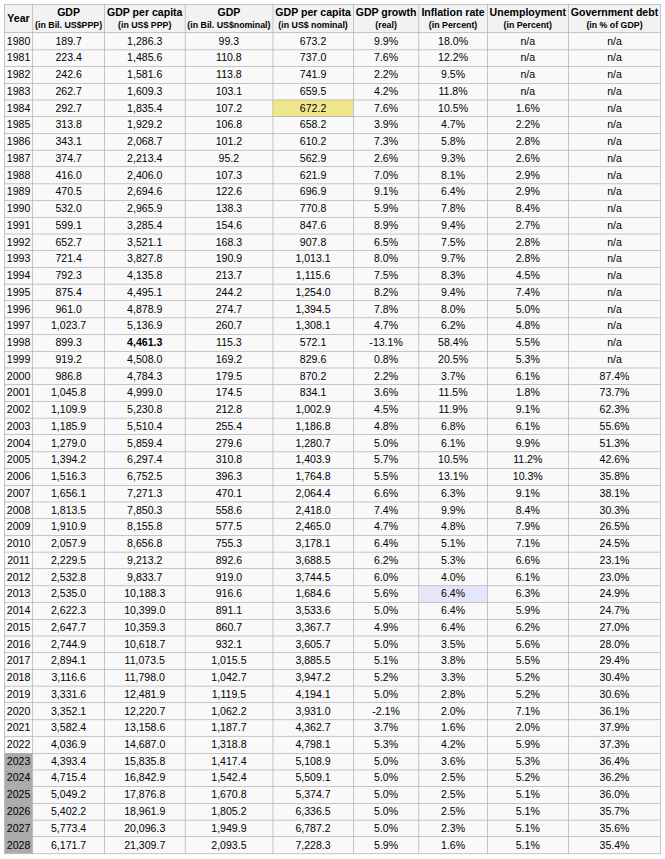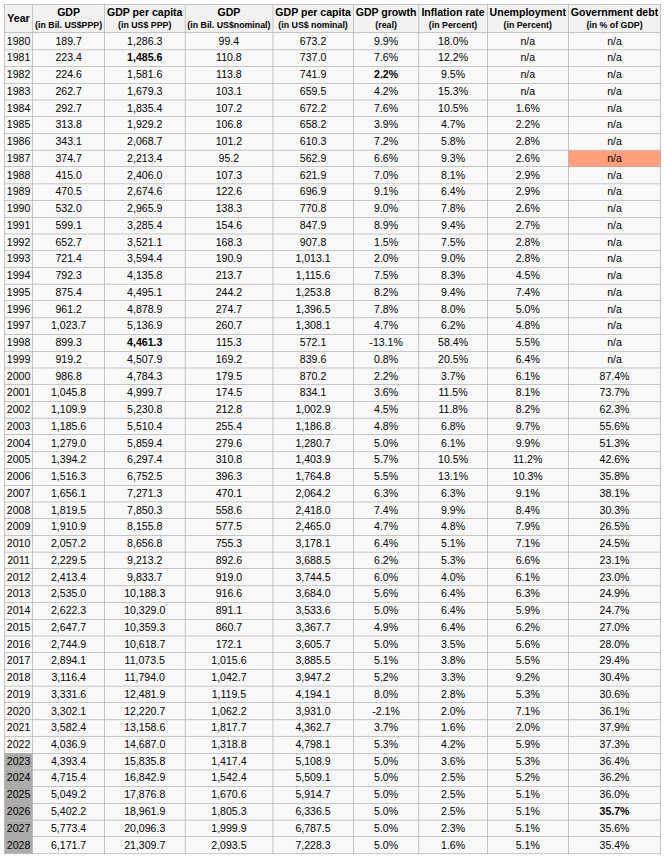(229, 41) 99.3 -> (229, 41) 99.4
(145, 58) normal -> (145, 58) bold
(69, 74) 242.6 -> (69, 74) 224.6
(386, 74) normal -> (386, 74) bold
(145, 91) 1,609.3 -> (145, 91) 1,679.3
(453, 91) 11.8% -> (453, 91) 15.3%
(313, 108) khaki background -> (313, 108) no background
(313, 141) 610.2 -> (313, 141) 610.3
(386, 141) 7.3% -> (386, 141) 7.2%
(386, 158) 2.6% -> (386, 158) 6.6%
(614, 158) no background -> (614, 158) lightsalmon background
(69, 175) 416.0 -> (69, 175) 415.0
(145, 192) 2,694.6 -> (145, 192) 2,674.6
(386, 208) 5.9% -> (386, 208) 9.0%
(528, 208) 8.4% -> (528, 208) 2.6%
(313, 225) 847.6 -> (313, 225) 847.9
(386, 242) 6.5% -> (386, 242) 1.5%
(145, 259) 3,827.8 -> (145, 259) 3,594.4
(386, 259) 8.0% -> (386, 259) 2.0%
(453, 259) 9.7% -> (453, 259) 9.0%
(313, 292) 1,254.0 -> (313, 292) 1,253.8
(69, 309) 961.0 -> (69, 309) 961.2
(313, 309) 1,394.5 -> (313, 309) 1,396.5
(145, 359) 4,508.0 -> (145, 359) 4,507.9
(313, 359) 829.6 -> (313, 359) 839.6
(528, 359) 5.3% -> (528, 359) 6.4%
(145, 393) 4,999.0 -> (145, 393) 4,999.7
(528, 393) 1.8% -> (528, 393) 8.1%
(453, 409) 11.9% -> (453, 409) 11.8%
(528, 409) 9.1% -> (528, 409) 8.2%
(69, 426) 1,185.9 -> (69, 426) 1,185.6
(528, 426) 6.1% -> (528, 426) 9.7%
(313, 493) 2,064.4 -> (313, 493) 2,064.2
(386, 493) 6.6% -> (386, 493) 6.3%
(69, 510) 1,813.5 -> (69, 510) 1,819.5
(69, 543) 2,057.9 -> (69, 543) 2,057.2
(69, 577) 2,532.8 -> (69, 577) 2,413.4
(313, 594) 1,684.6 -> (313, 594) 3,684.0
(453, 594) lavender background -> (453, 594) no background
(145, 610) 10,399.0 -> (145, 610) 10,329.0
(229, 644) 932.1 -> (229, 644) 172.1
(229, 661) 1,015.5 -> (229, 661) 1,015.6
(69, 677) 3,116.6 -> (69, 677) 3,116.4
(145, 677) 11,798.0 -> (145, 677) 11,794.0
(528, 677) 5.2% -> (528, 677) 9.2%
(386, 694) 5.0% -> (386, 694) 8.0%
(528, 694) 5.2% -> (528, 694) 5.3%
(69, 711) 3,352.1 -> (69, 711) 3,302.1
(229, 728) 1,187.7 -> (229, 728) 1,817.7
(229, 795) 1,670.8 -> (229, 795) 1,670.6
(313, 795) 5,374.7 -> (313, 795) 5,914.7
(229, 811) 1,805.2 -> (229, 811) 1,805.3
(614, 811) normal -> (614, 811) bold
(229, 828) 1,949.9 -> (229, 828) 1,999.9
(313, 828) 6,787.2 -> (313, 828) 6,787.5
(386, 845) 5.9% -> (386, 845) 5.0%
